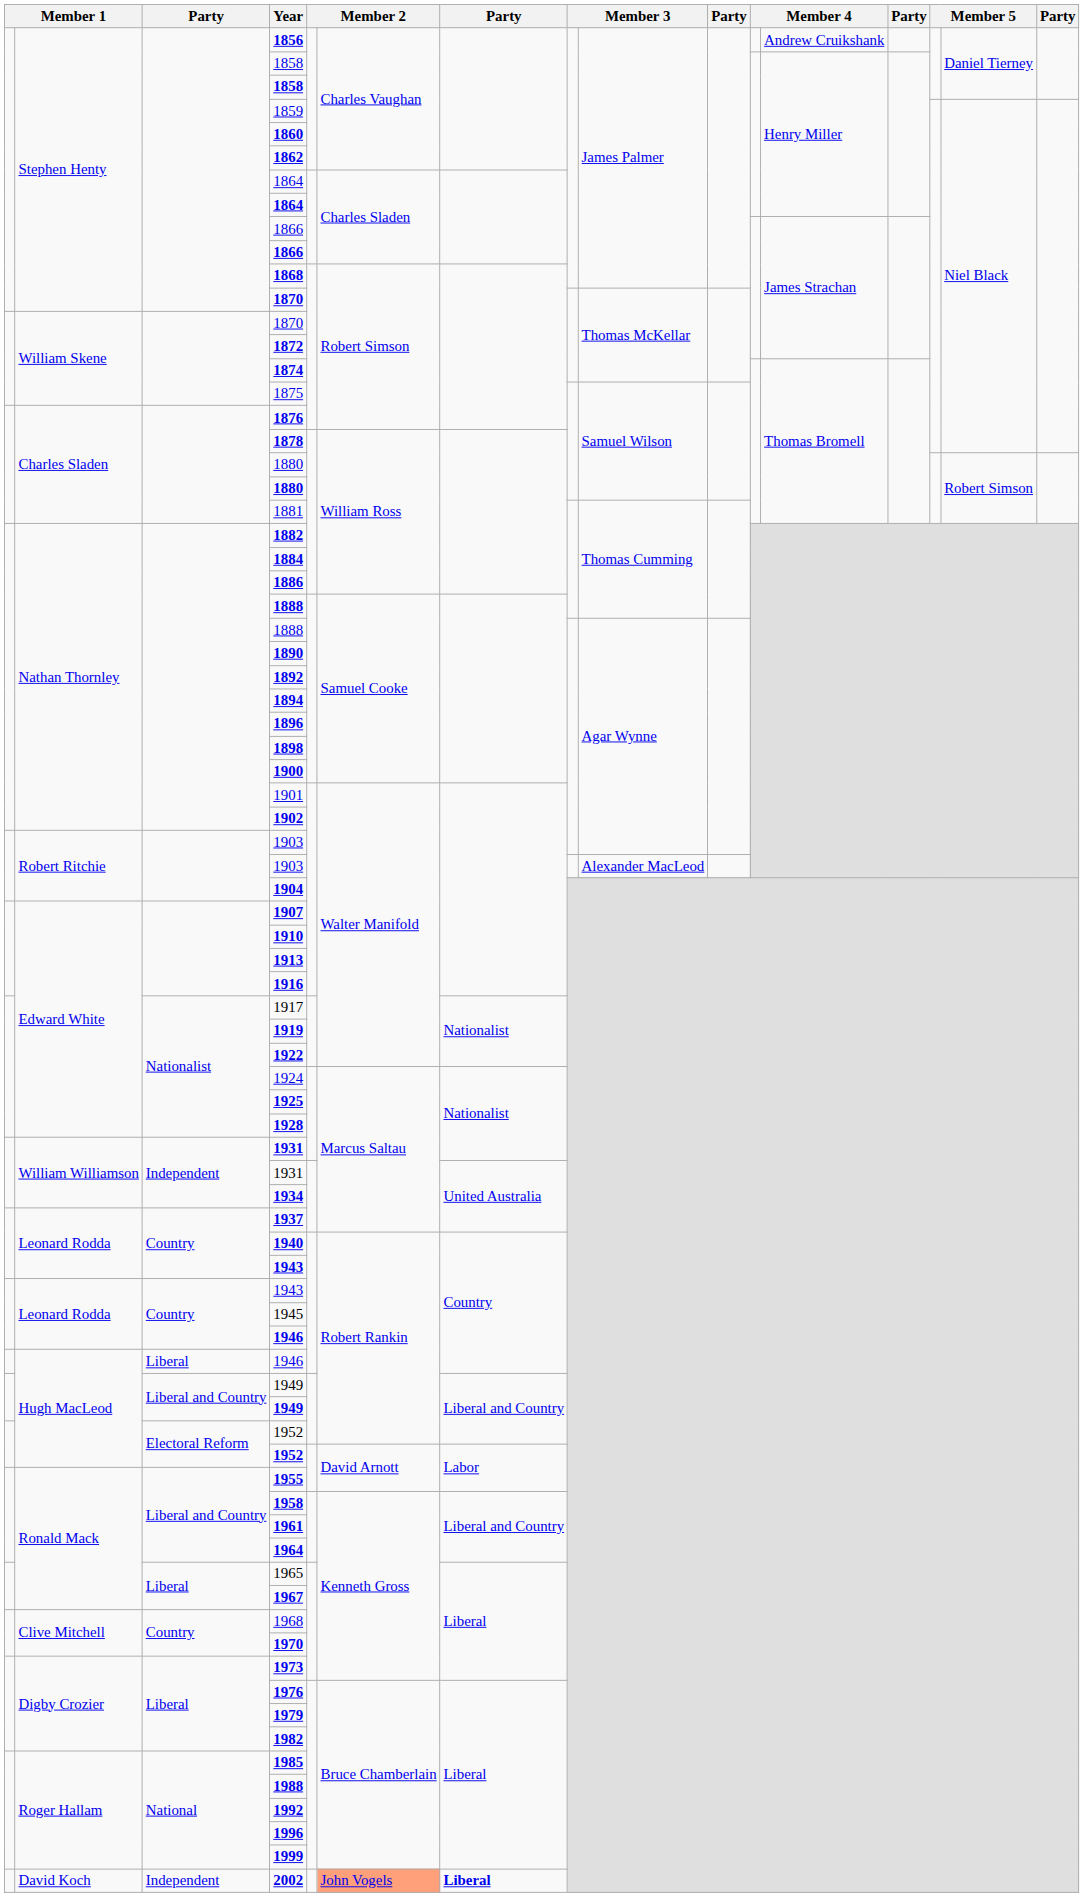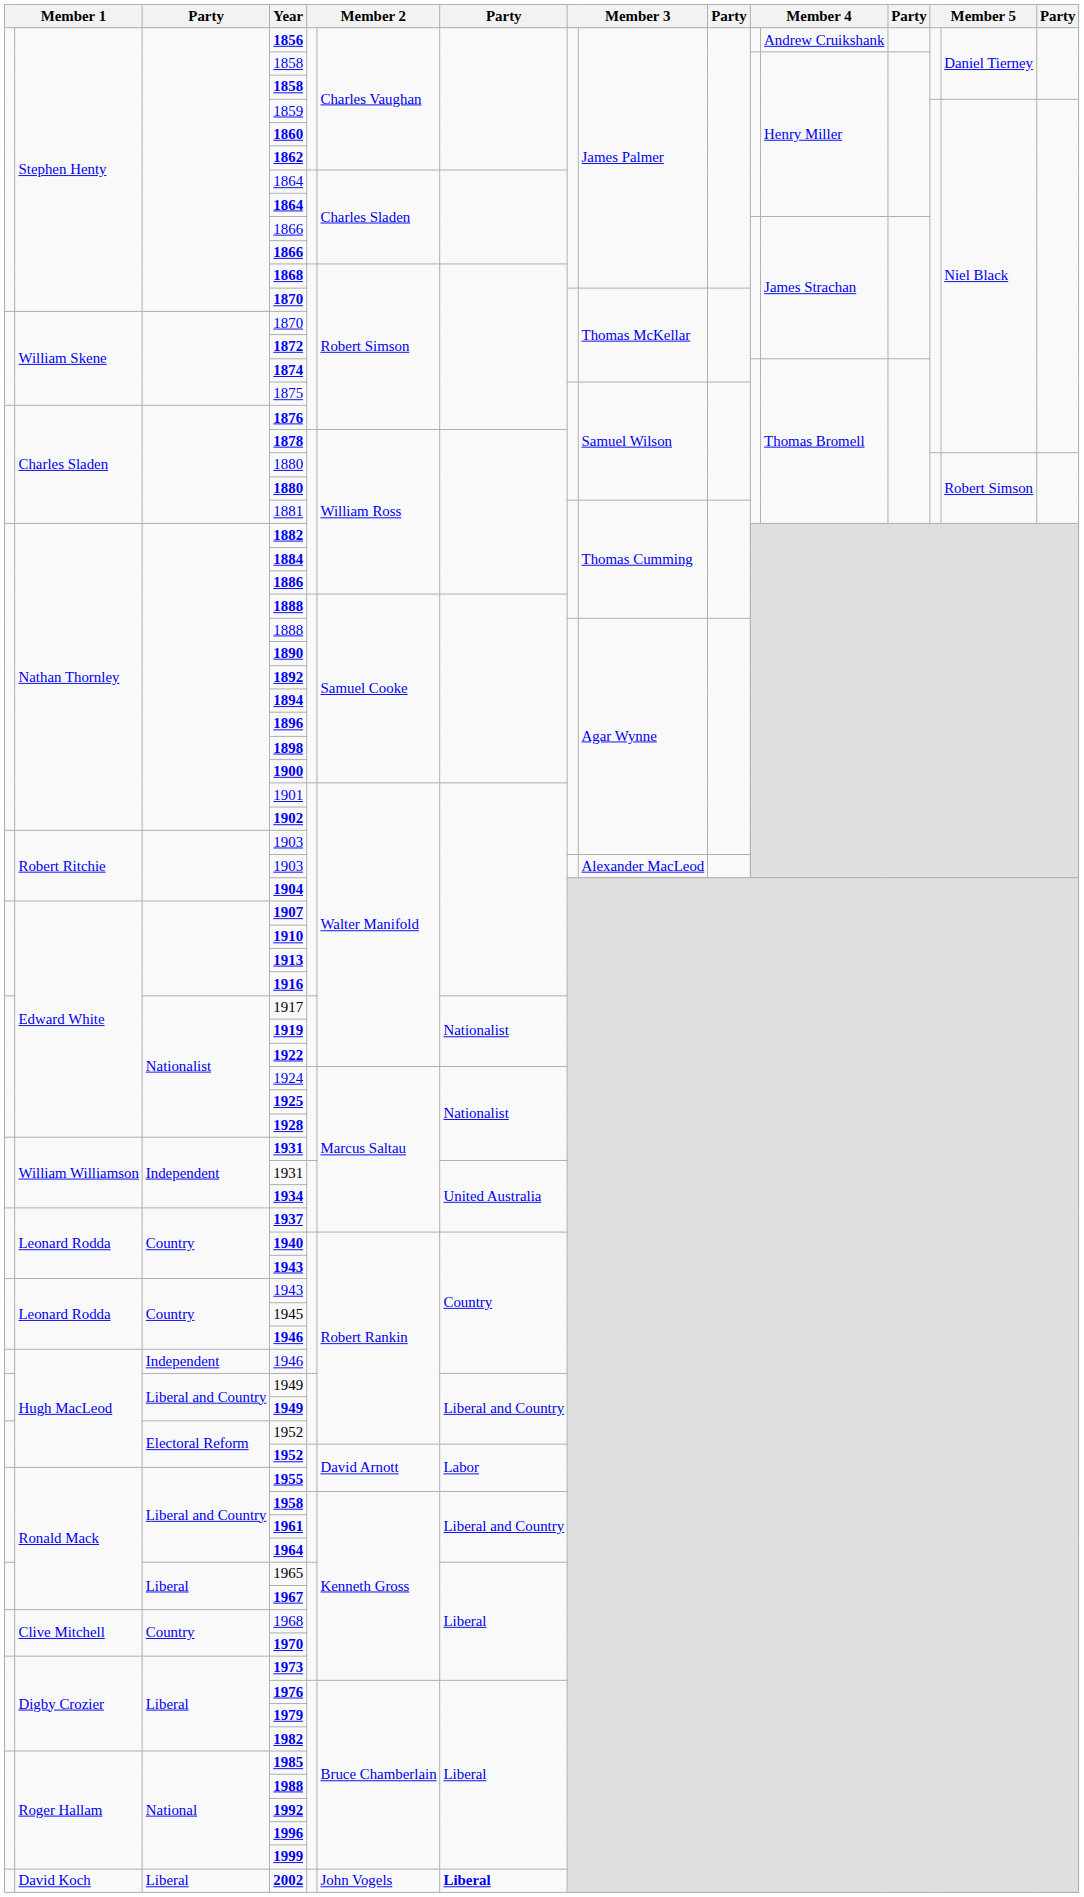(167, 1361) Liberal -> (183, 1361) Independent
(183, 1880) Independent -> (167, 1880) Liberal
(356, 1880) lightsalmon background -> (356, 1880) no background
